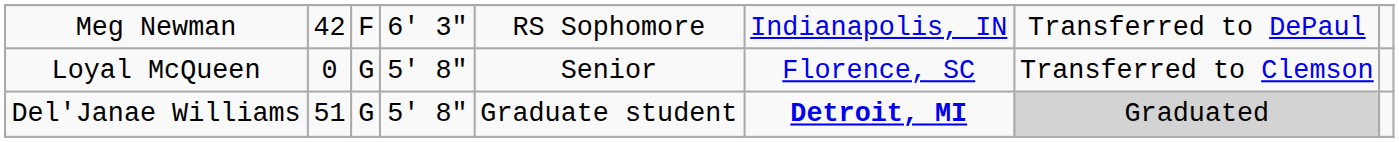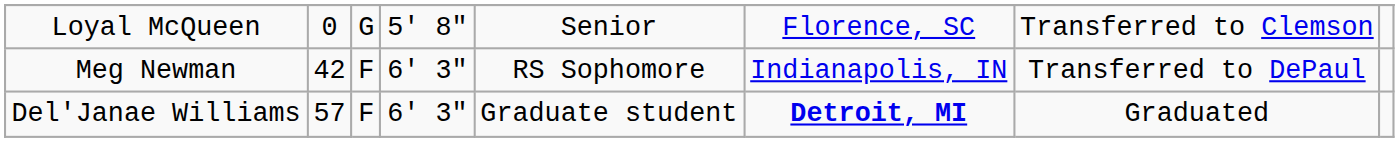rows swapped: (156, 70) <-> (156, 27)
(330, 114) 51 -> (330, 114) 57
(366, 114) G -> (366, 114) F
(427, 114) 5' 8" -> (427, 114) 6' 3"
(1197, 114) lightgrey background -> (1197, 114) no background
